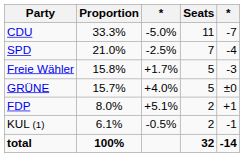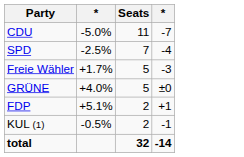- column: (109, 13)
